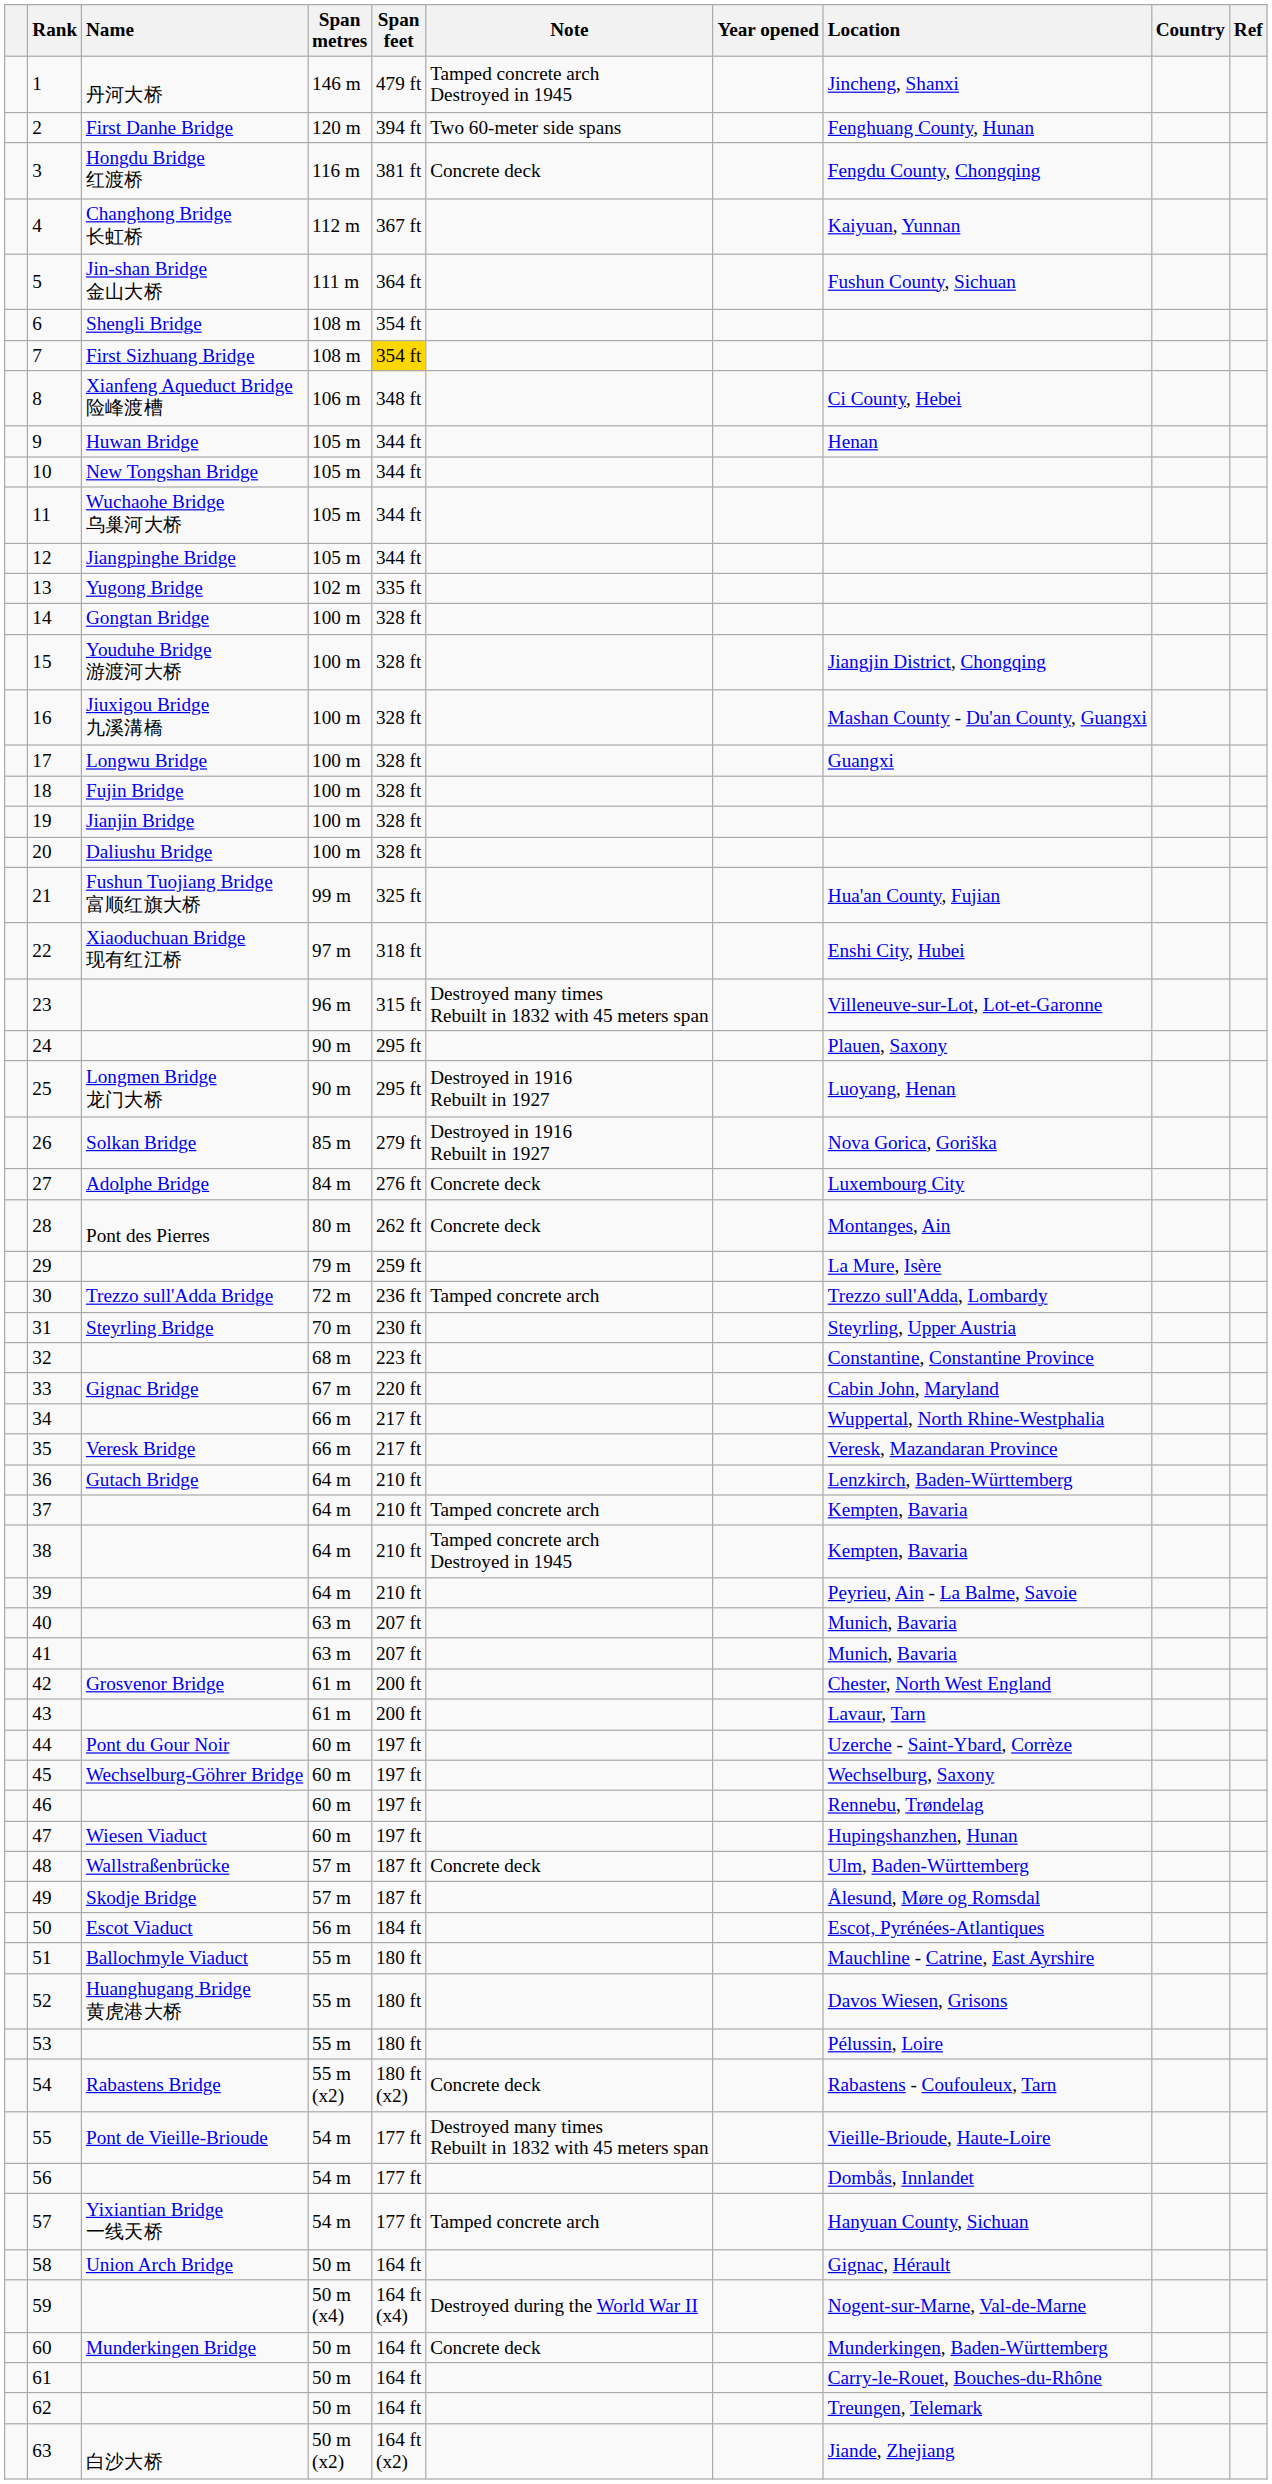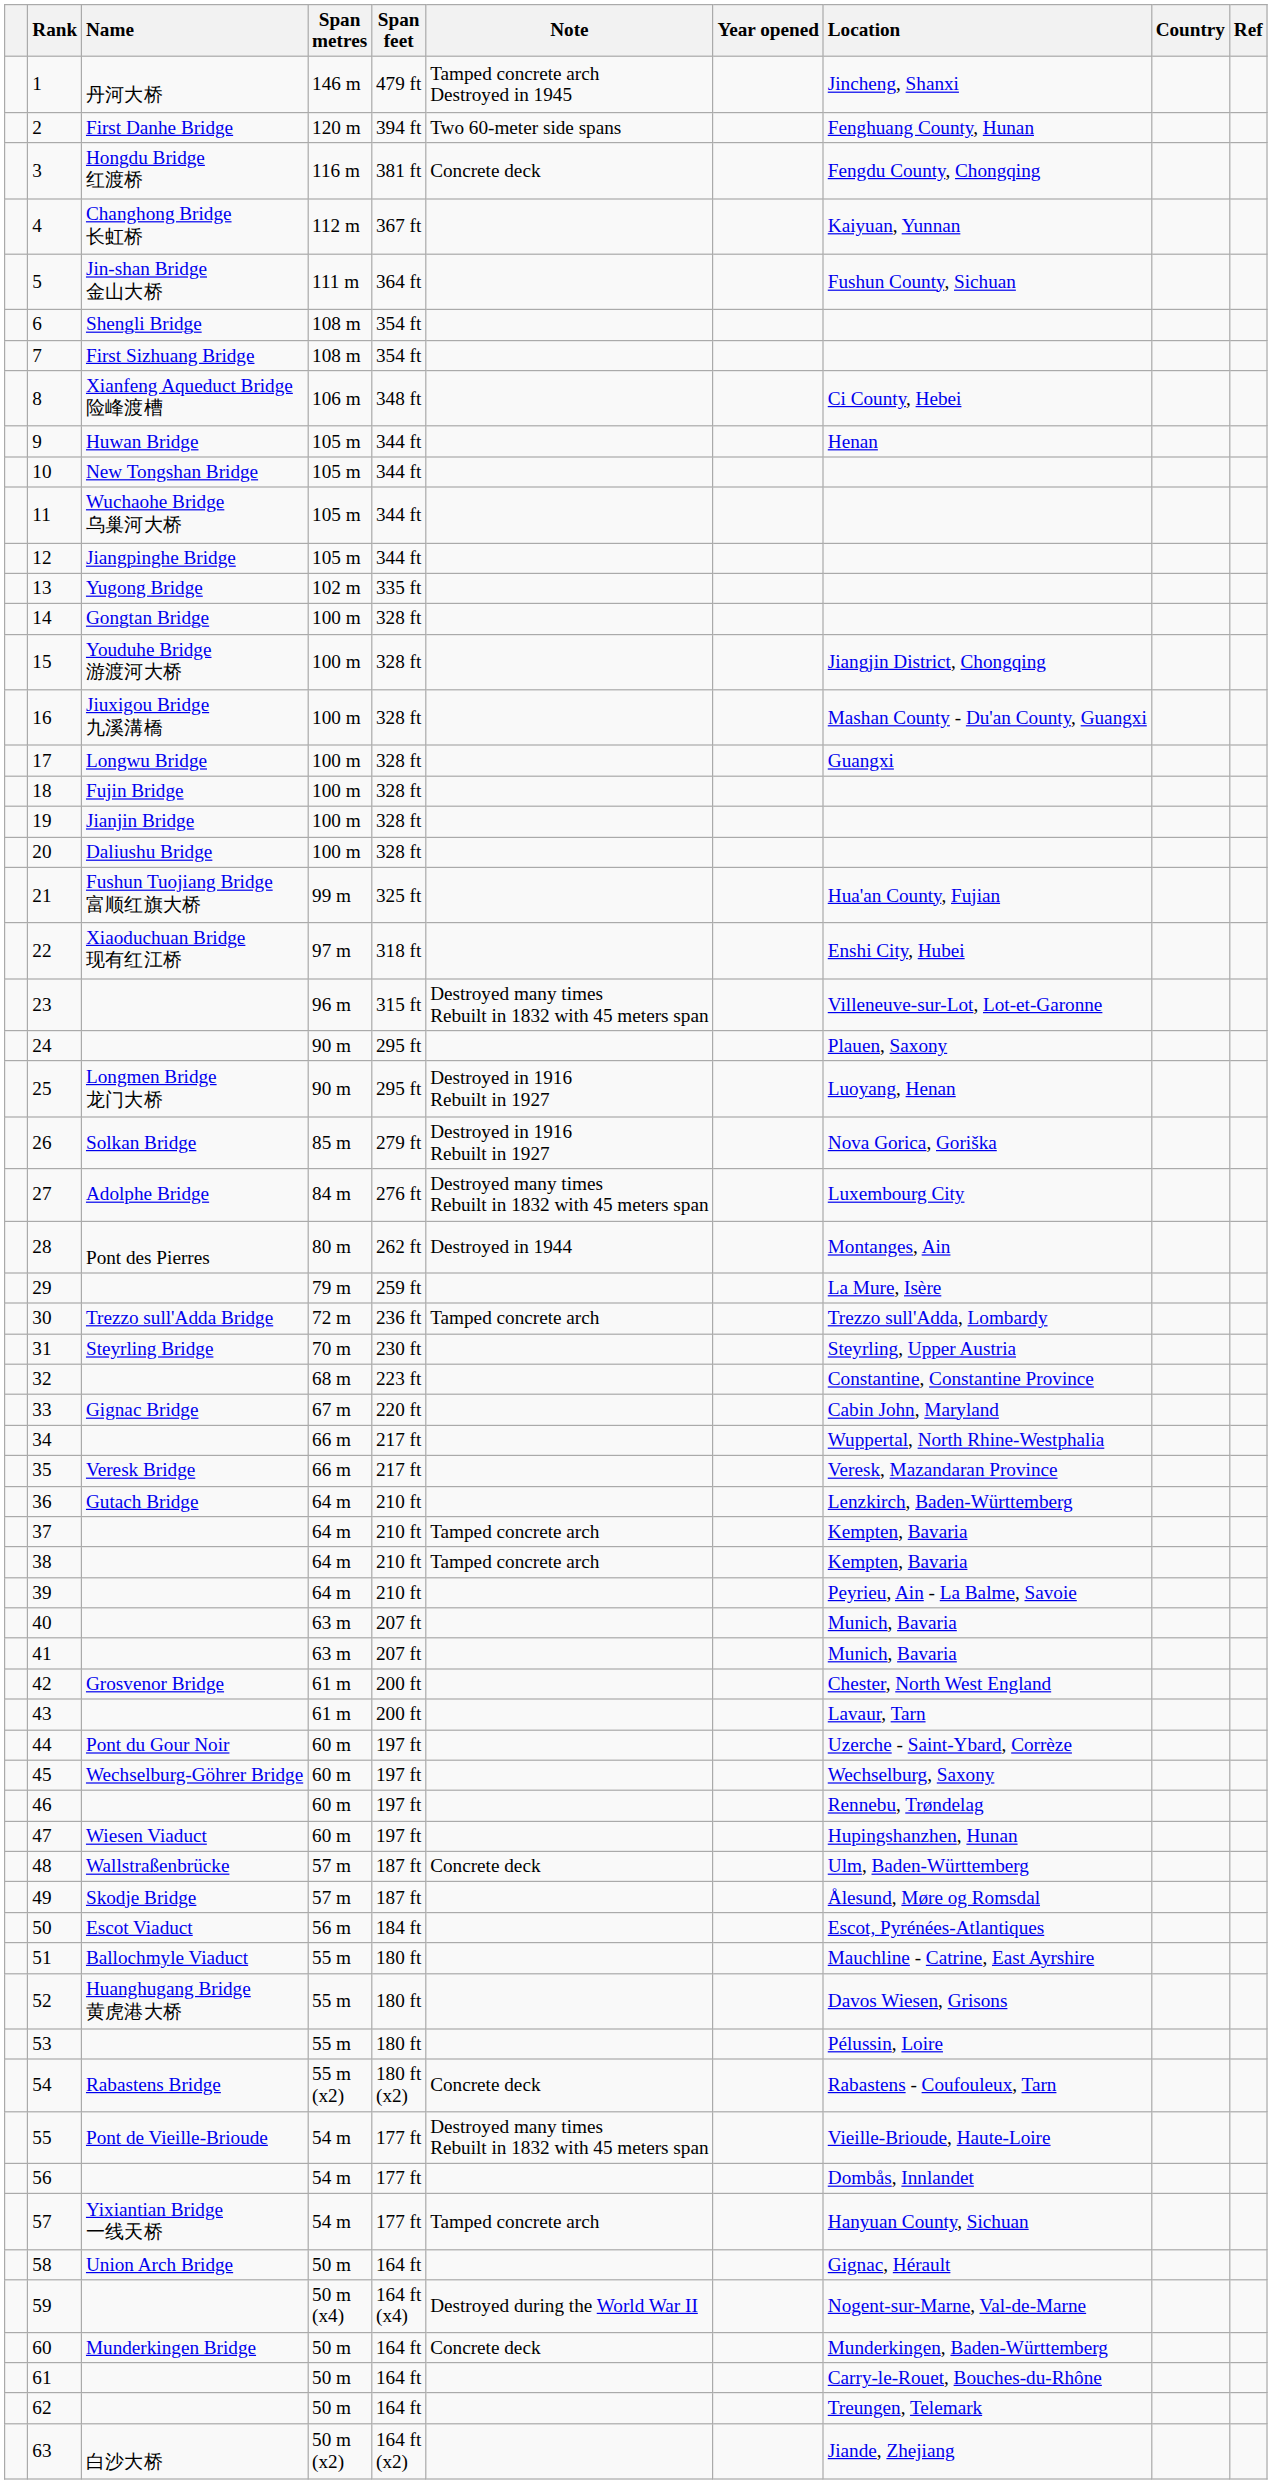(399, 355) gold background -> (399, 355) no background
(485, 1183) Concrete deck -> (569, 1194) Destroyed many times Rebuilt in 1832 with 45 meters span
(485, 1225) Concrete deck -> (501, 1246) Destroyed in 1944
(515, 1551) Tamped concrete arch Destroyed in 1945 -> (515, 1562) Tamped concrete arch
